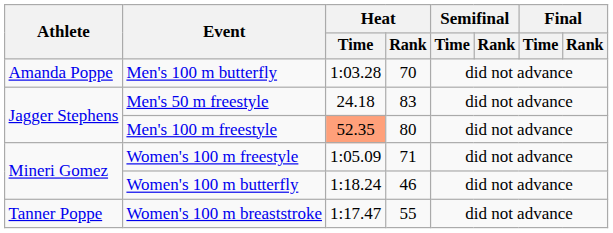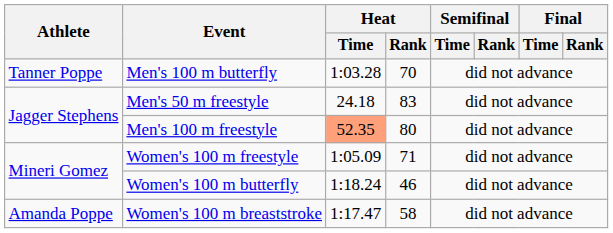(61, 73) Amanda Poppe -> (55, 73) Tanner Poppe
(55, 213) Tanner Poppe -> (61, 213) Amanda Poppe
(408, 213) 55 -> (408, 213) 58
